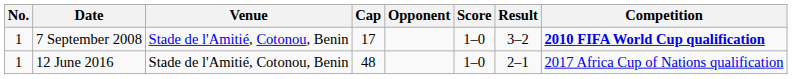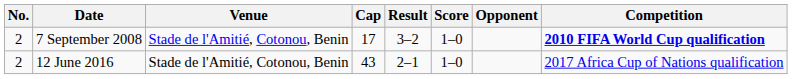columns swapped: (419, 16) <-> (518, 16)
(19, 39) 1 -> (19, 39) 2
(19, 62) 1 -> (19, 62) 2
(368, 62) 48 -> (368, 62) 43
